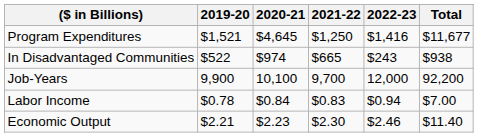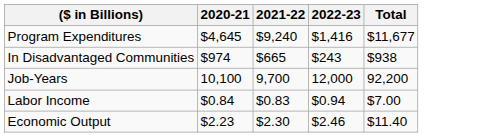- column: (225, 15)
(332, 36) $1,250 -> (277, 36) $9,240
